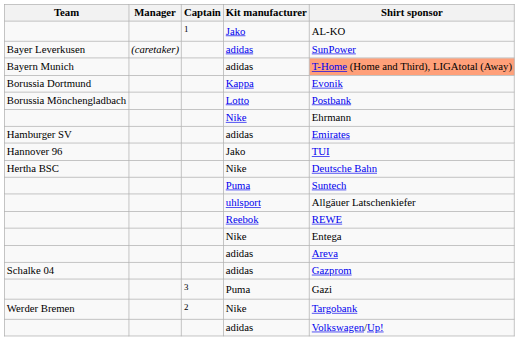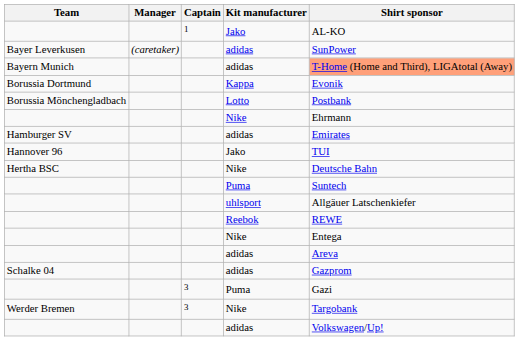(186, 307) 2 -> (186, 307) 3
